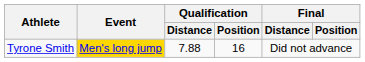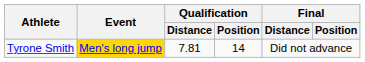(190, 49) 7.88 -> (190, 49) 7.81
(238, 49) 16 -> (238, 49) 14
